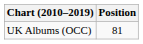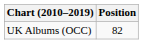(117, 30) 81 -> (117, 30) 82
